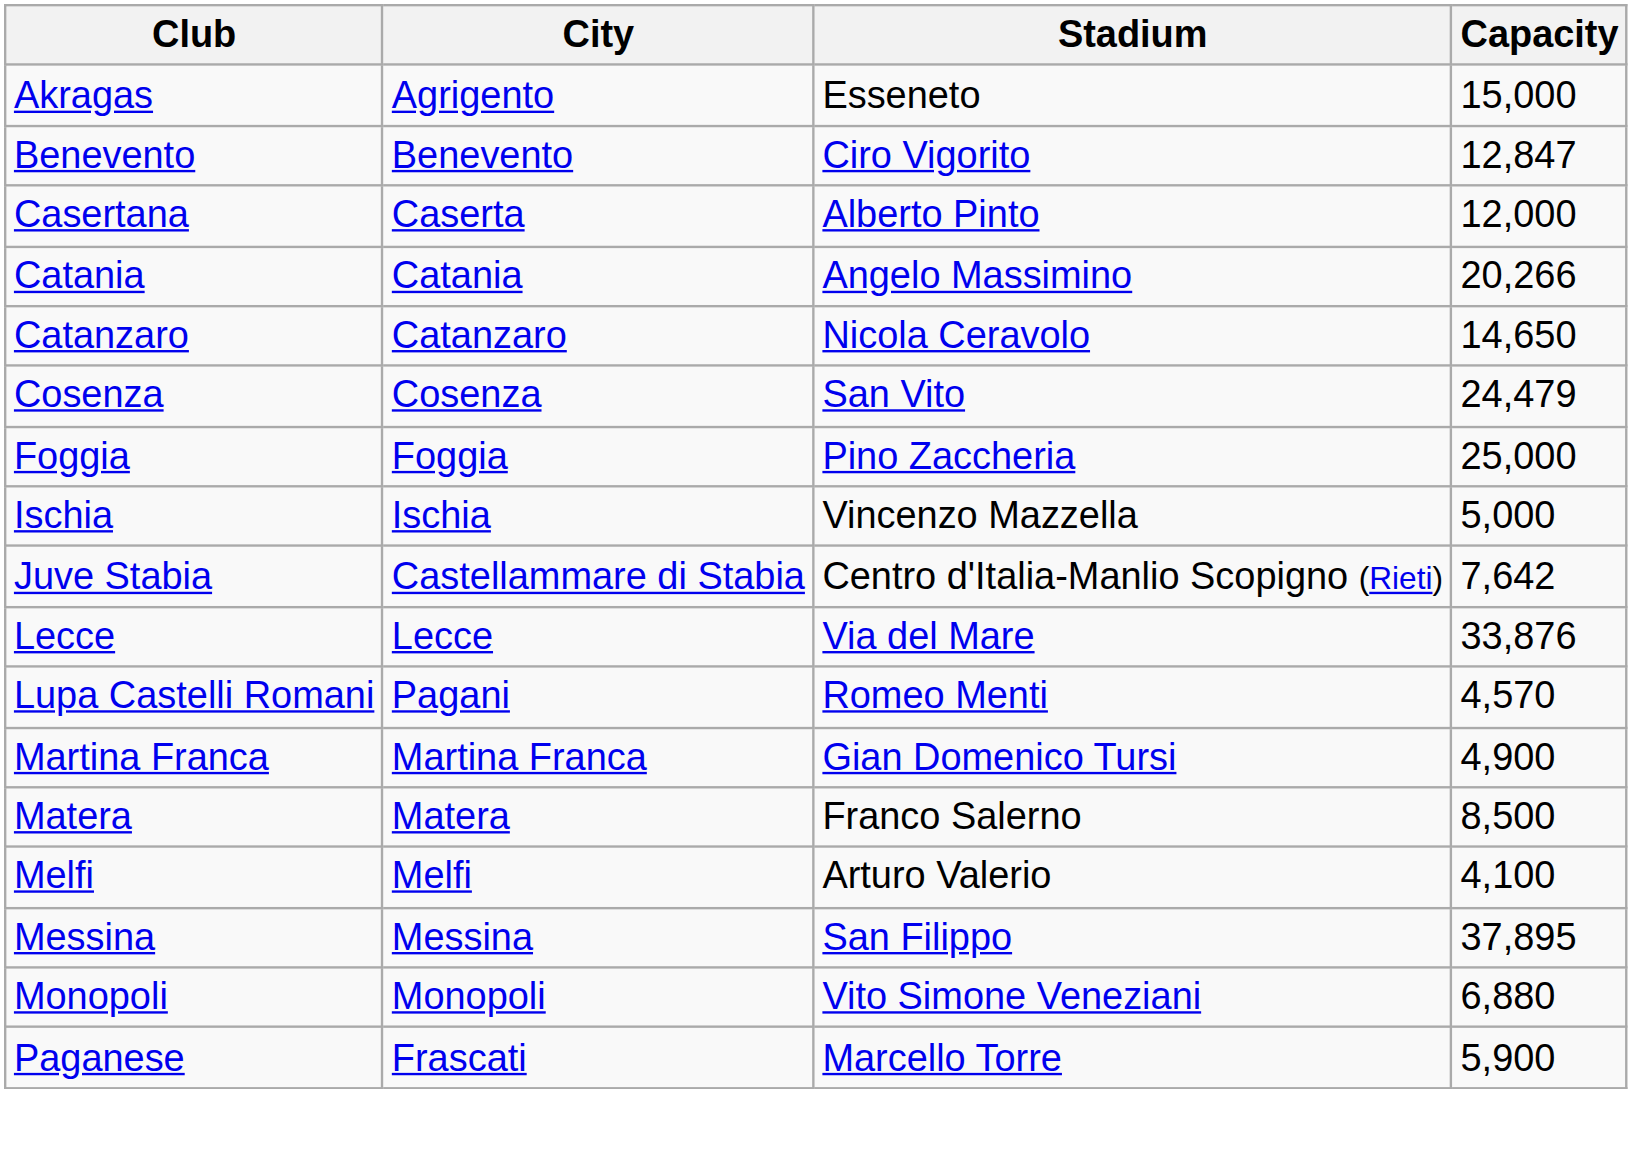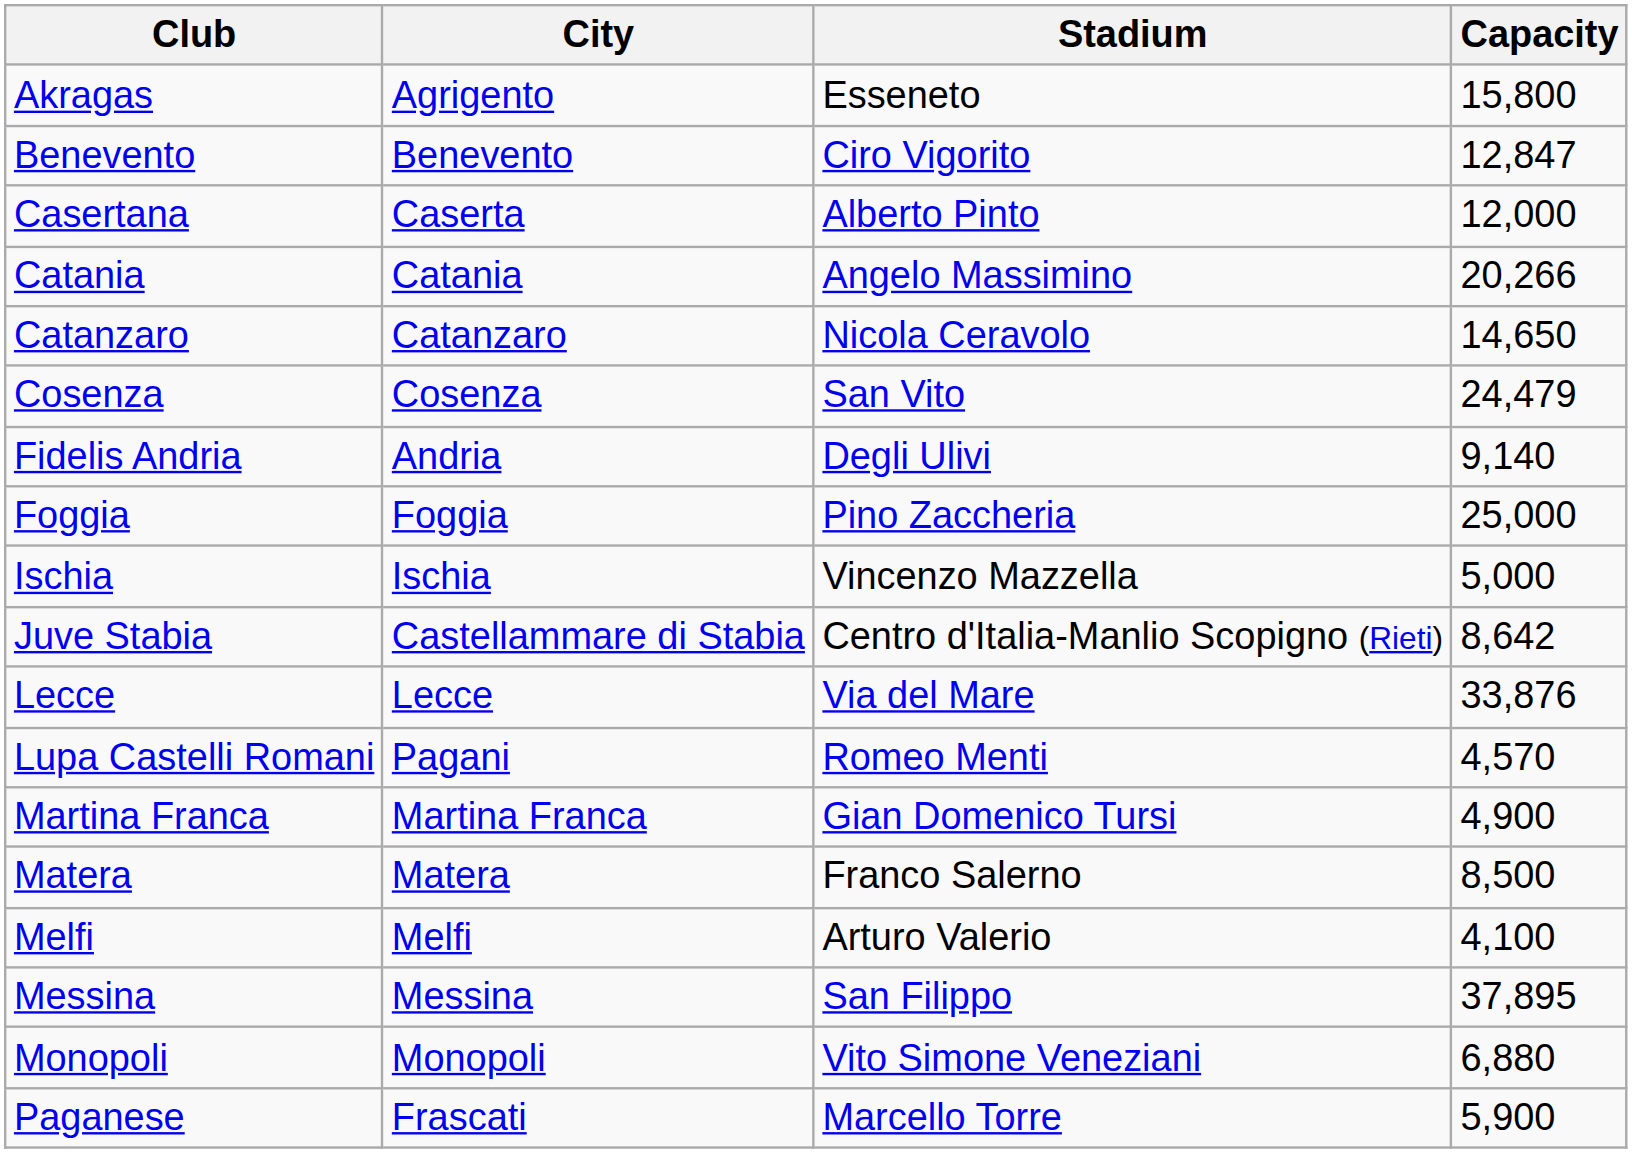(1519, 94) 15,000 -> (1519, 94) 15,800
+ row: (128, 455)
(1508, 575) 7,642 -> (1508, 635) 8,642
